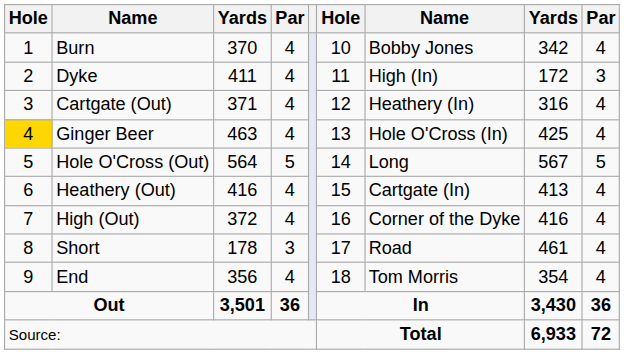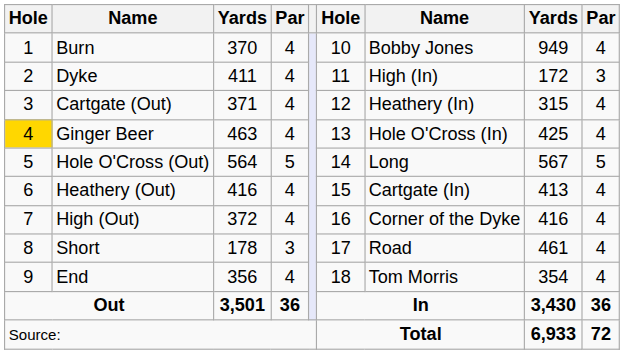(553, 47) 342 -> (553, 47) 949
(553, 104) 316 -> (553, 104) 315
